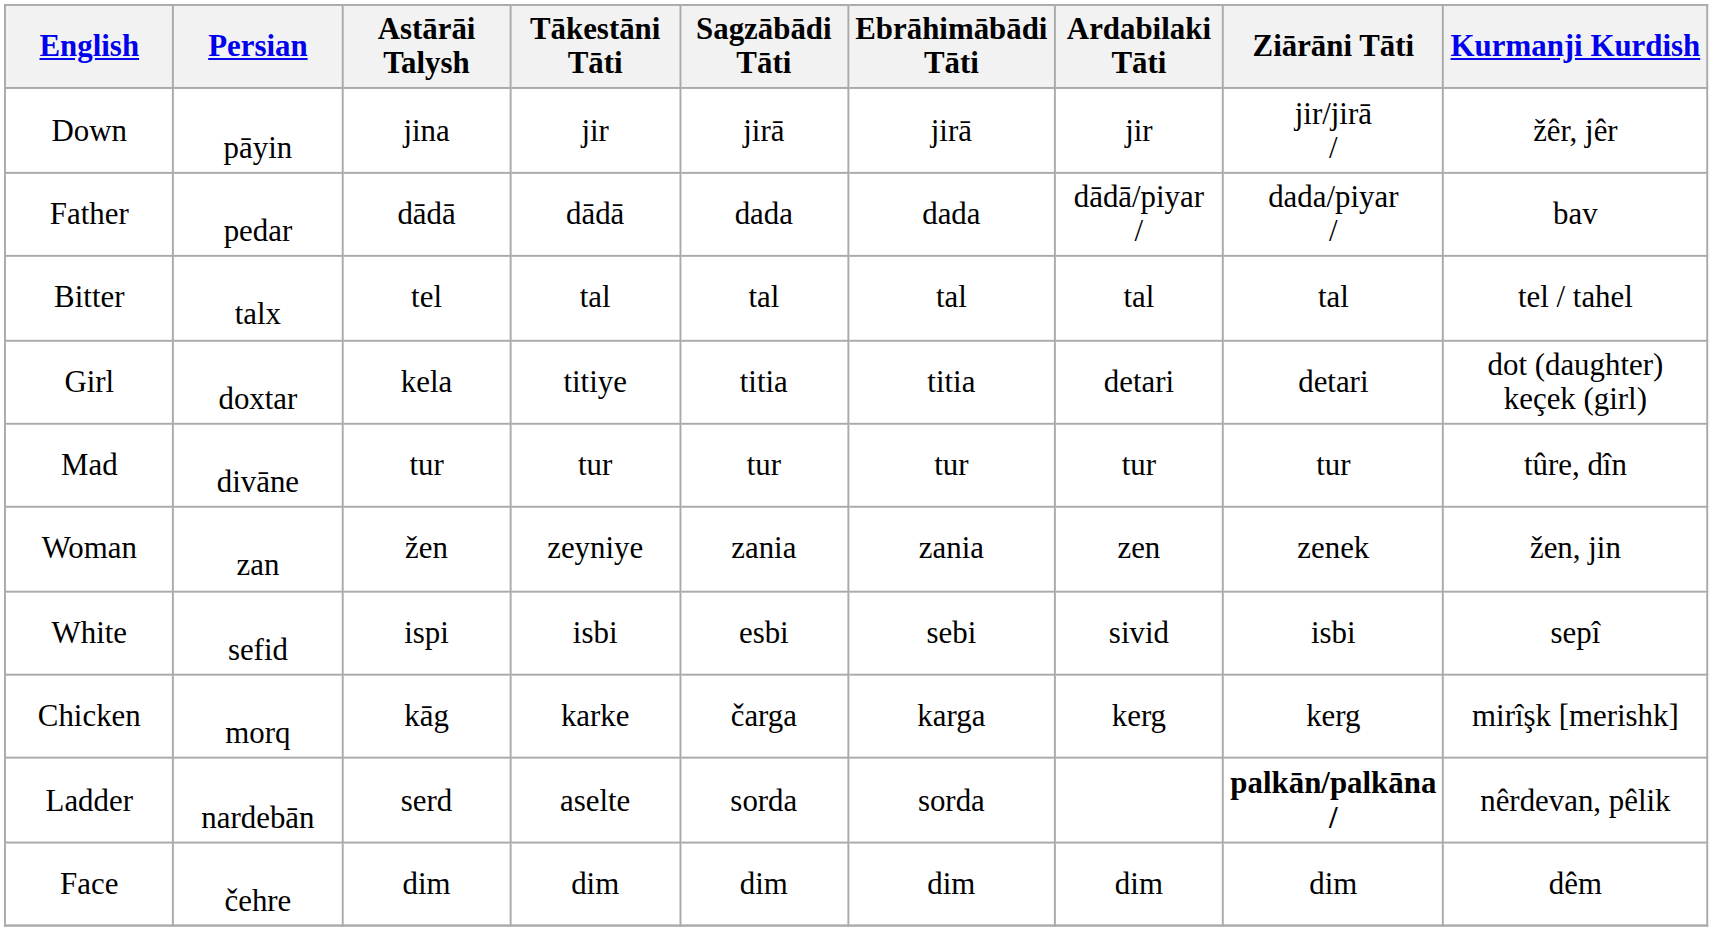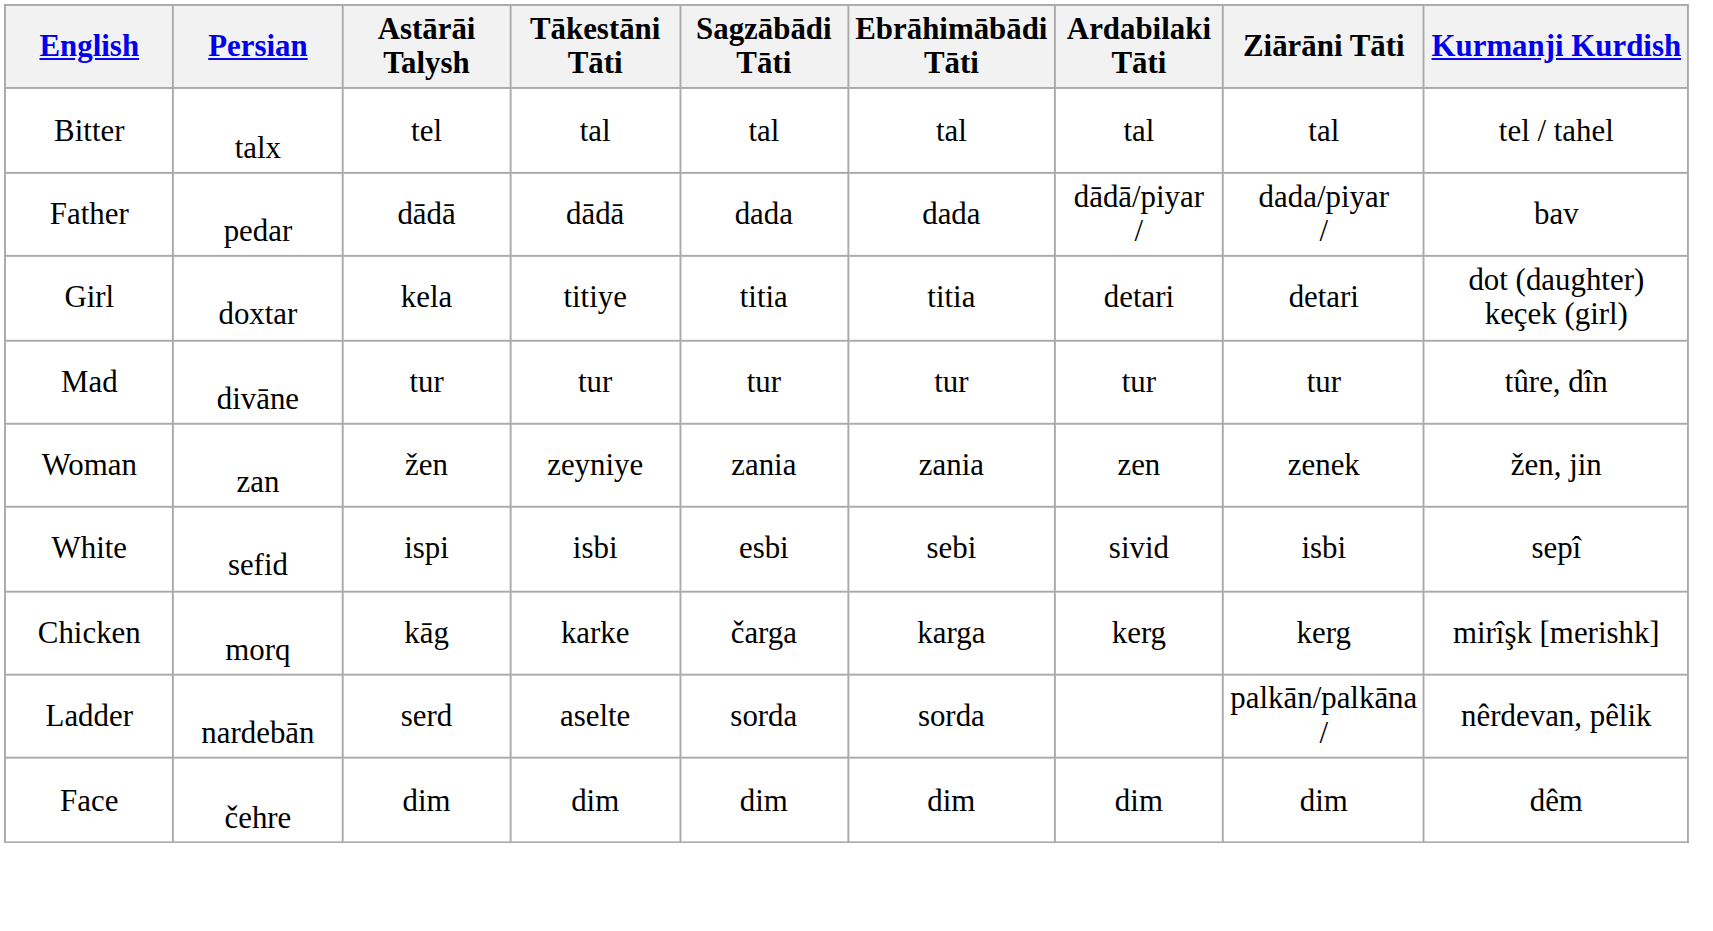- row: (89, 130)
rows swapped: (89, 213) <-> (89, 297)
(1333, 799) bold -> (1324, 716) normal
